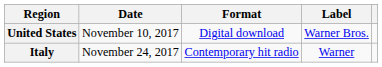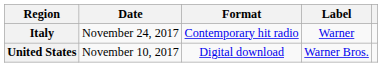rows swapped: (42, 33) <-> (42, 52)
